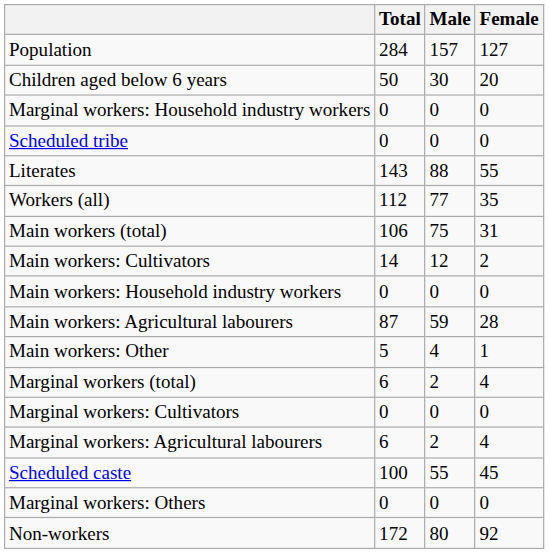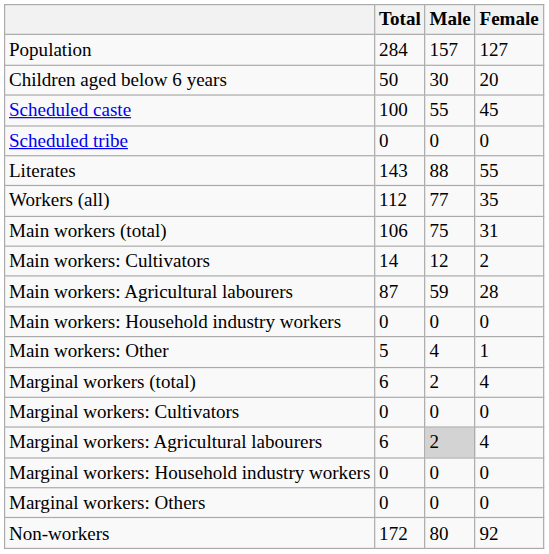rows swapped: (70, 472) <-> (190, 110)
rows swapped: (151, 321) <-> (175, 291)
(434, 442) no background -> (434, 442) lightgrey background
